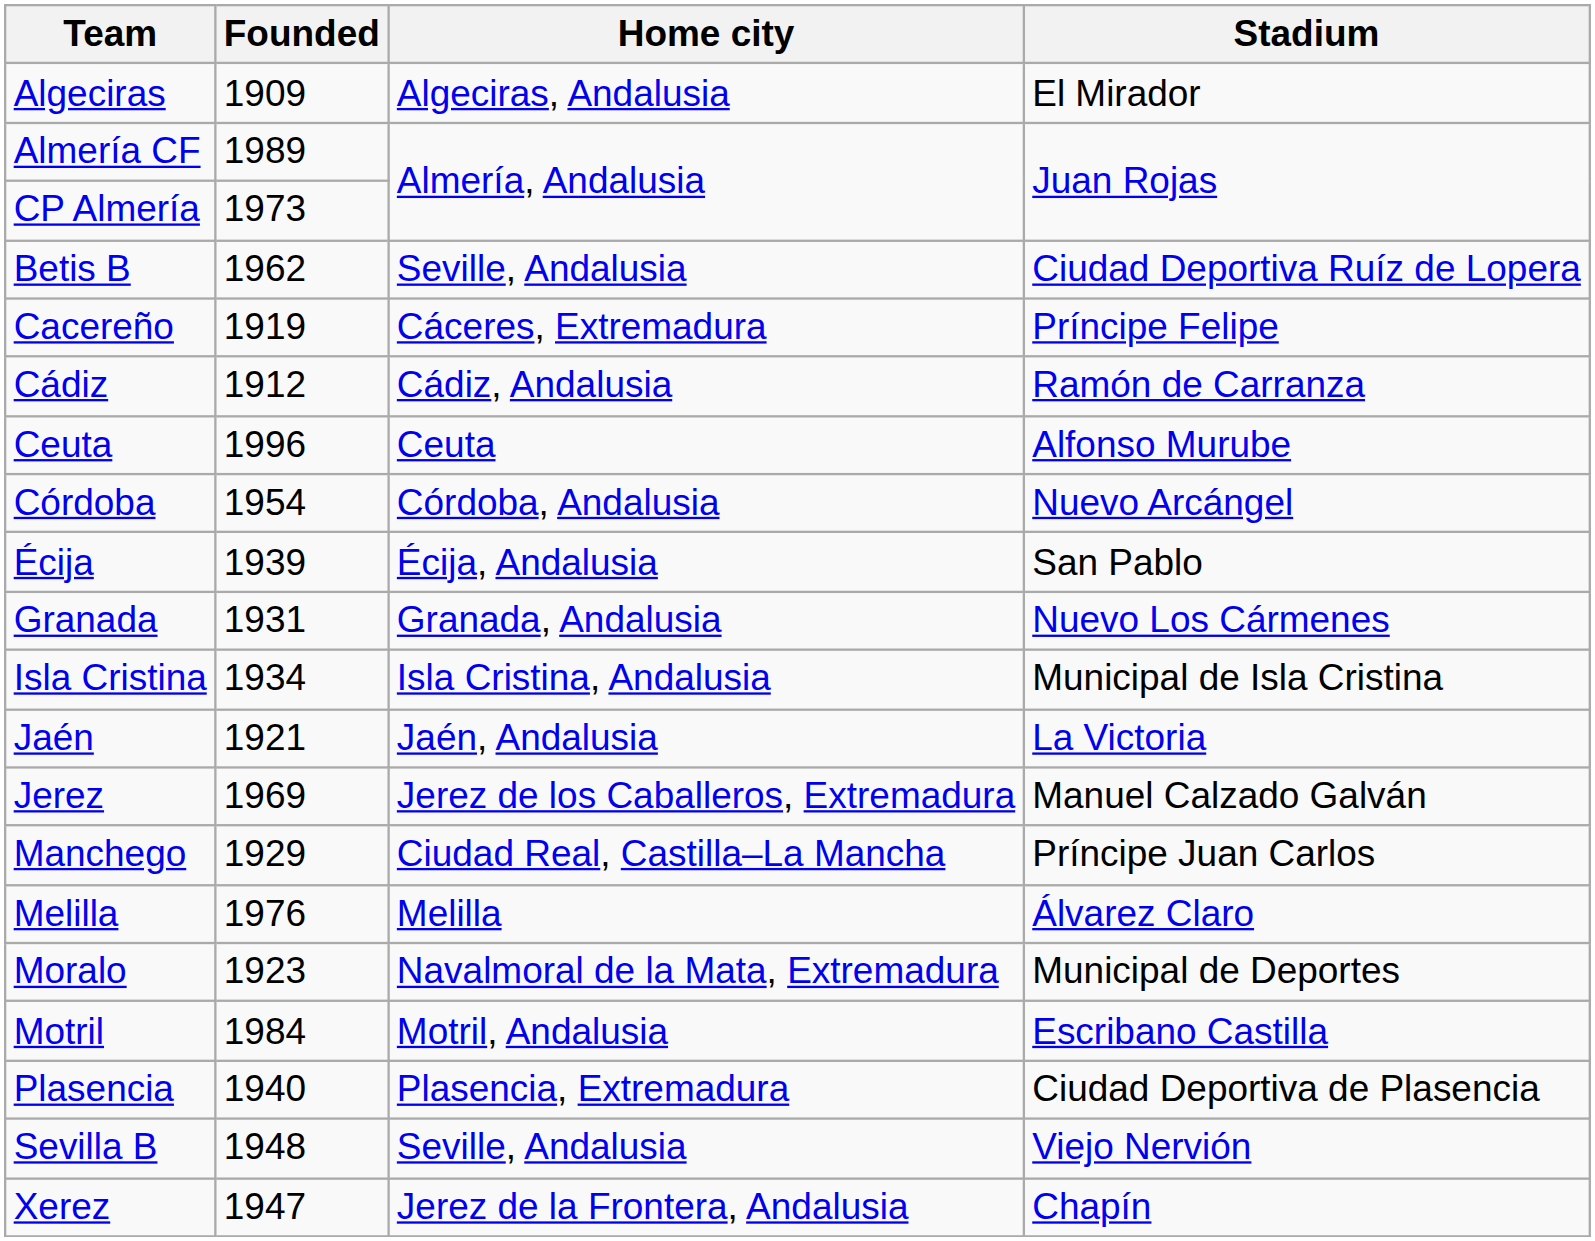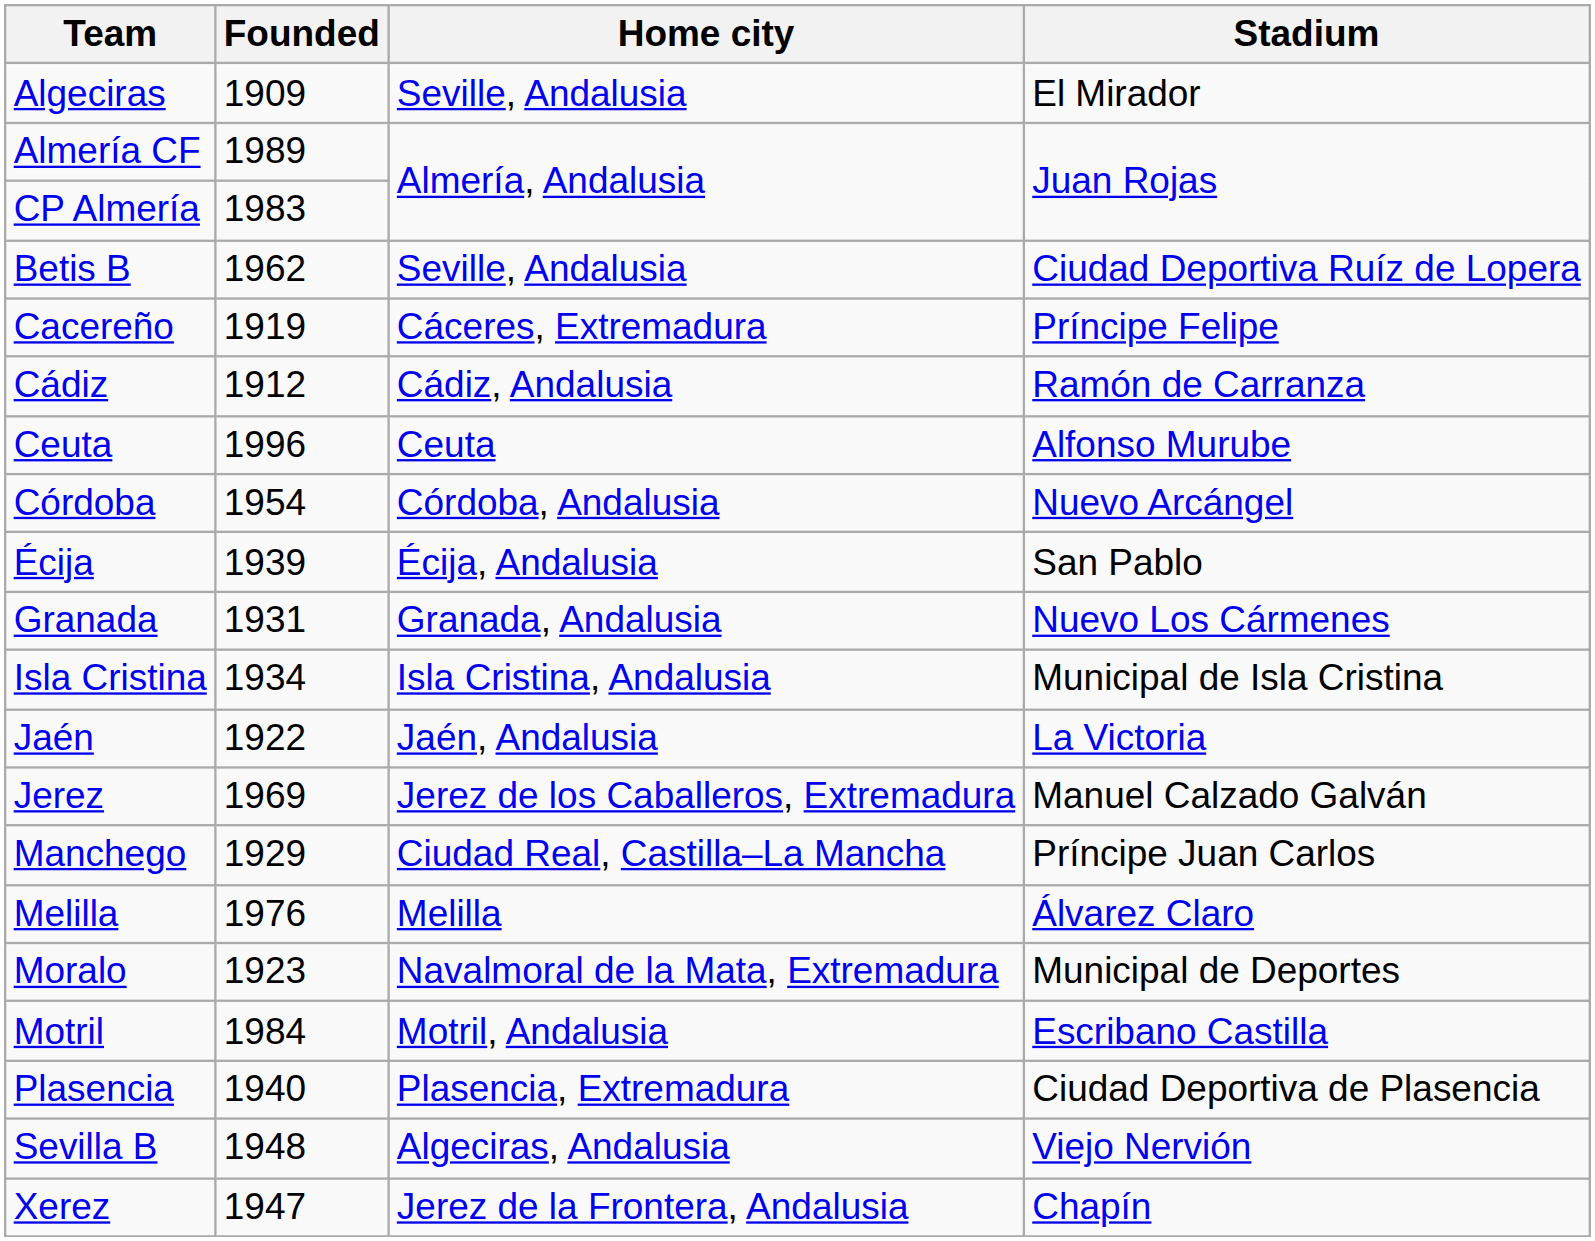(563, 92) Algeciras, Andalusia -> (542, 92) Seville, Andalusia
(265, 209) 1973 -> (265, 209) 1983
(265, 737) 1921 -> (265, 737) 1922
(542, 1147) Seville, Andalusia -> (563, 1147) Algeciras, Andalusia
